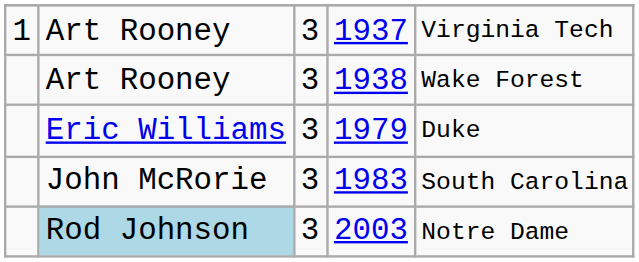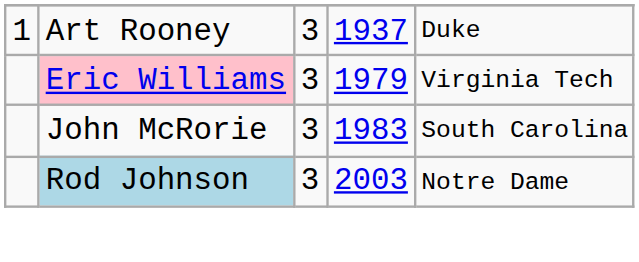(517, 30) Virginia Tech -> (451, 30) Duke
- row: (371, 81)
(166, 131) no background -> (166, 81) pink background
(451, 131) Duke -> (517, 81) Virginia Tech
